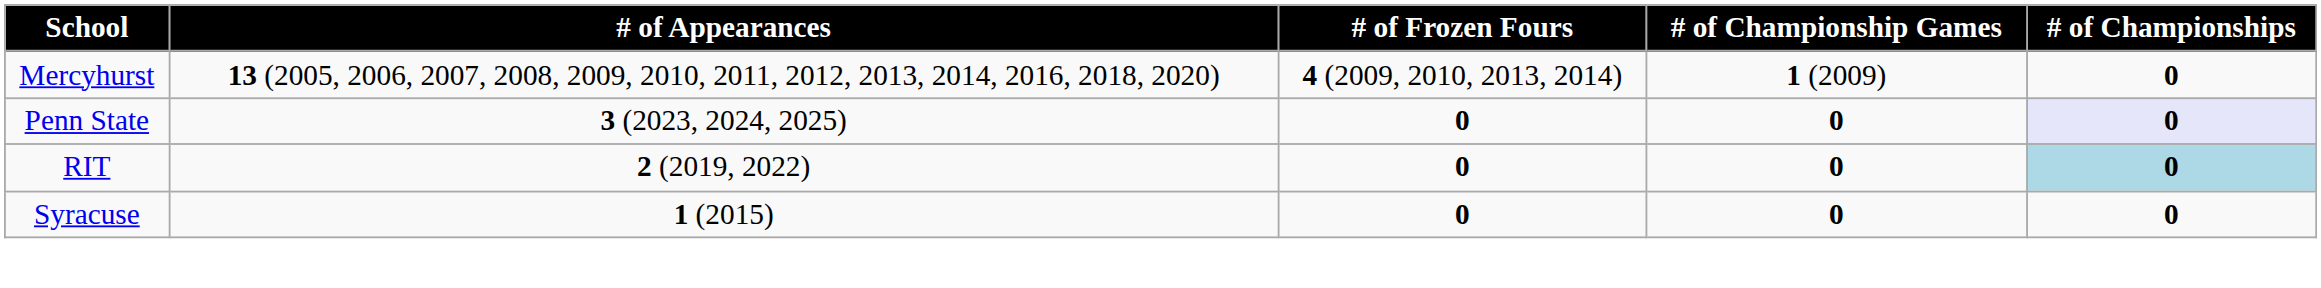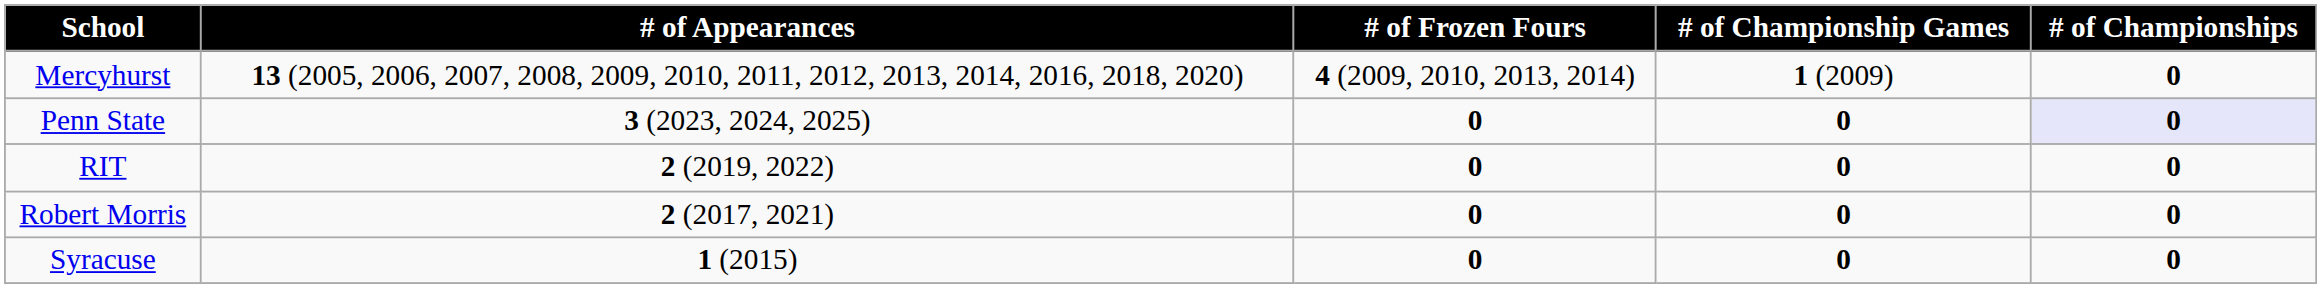(2171, 167) lightblue background -> (2173, 167) no background
+ row: (103, 213)
